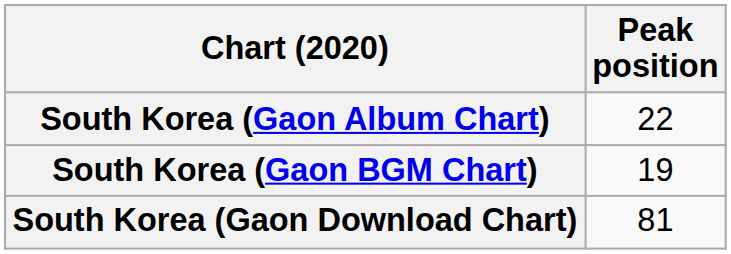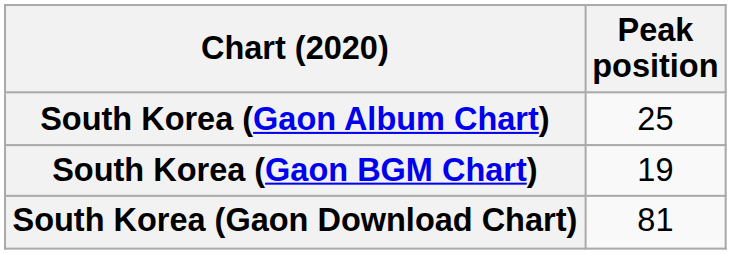(655, 118) 22 -> (655, 118) 25
